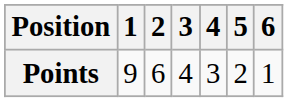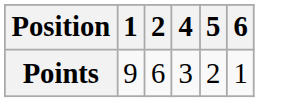- column: (186, 27)
